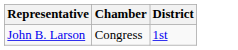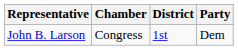+ column: (215, 14)
